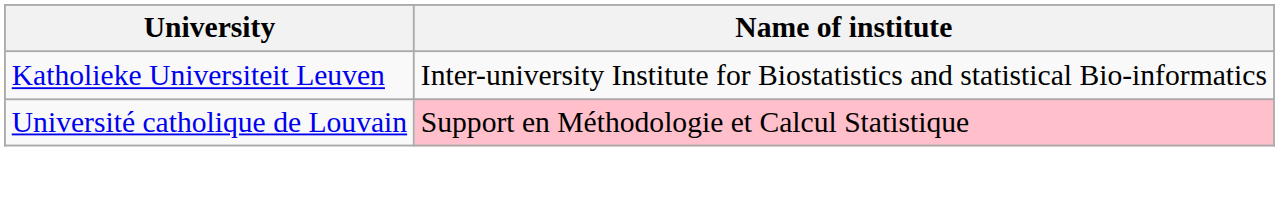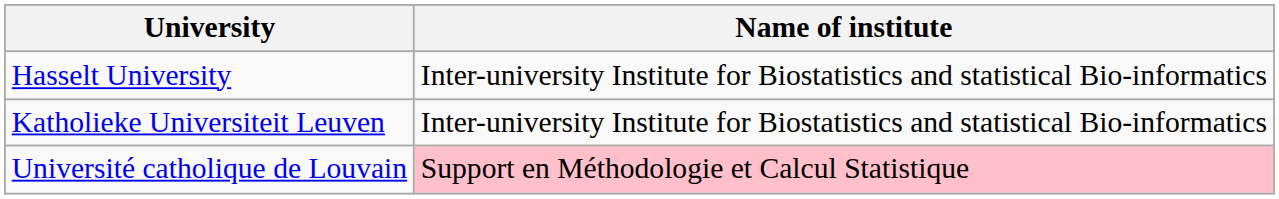+ row: (122, 74)
